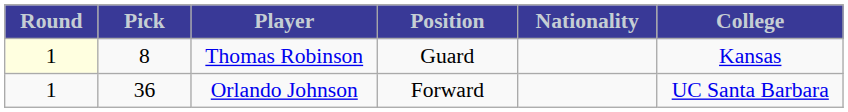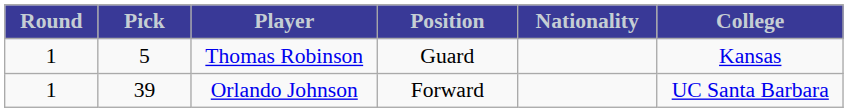(51, 55) lightyellow background -> (51, 55) no background
(144, 55) 8 -> (144, 55) 5
(144, 90) 36 -> (144, 90) 39
